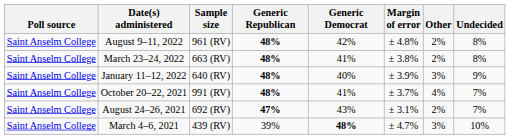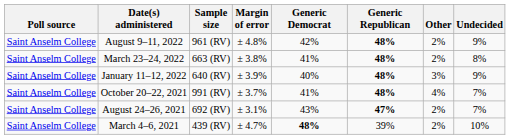columns swapped: (404, 19) <-> (270, 19)
(480, 42) 8% -> (480, 42) 9%
(438, 126) 3% -> (438, 126) 2%
